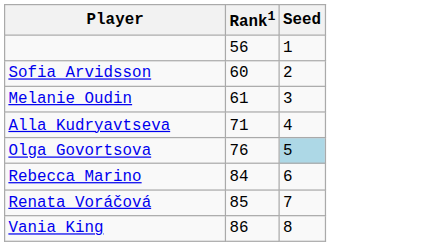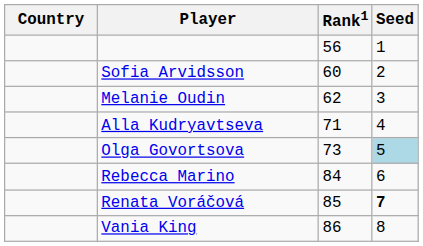+ column: (51, 20)
(239, 99) 61 -> (332, 99) 62
(239, 151) 76 -> (332, 151) 73
(288, 203) normal -> (381, 203) bold
